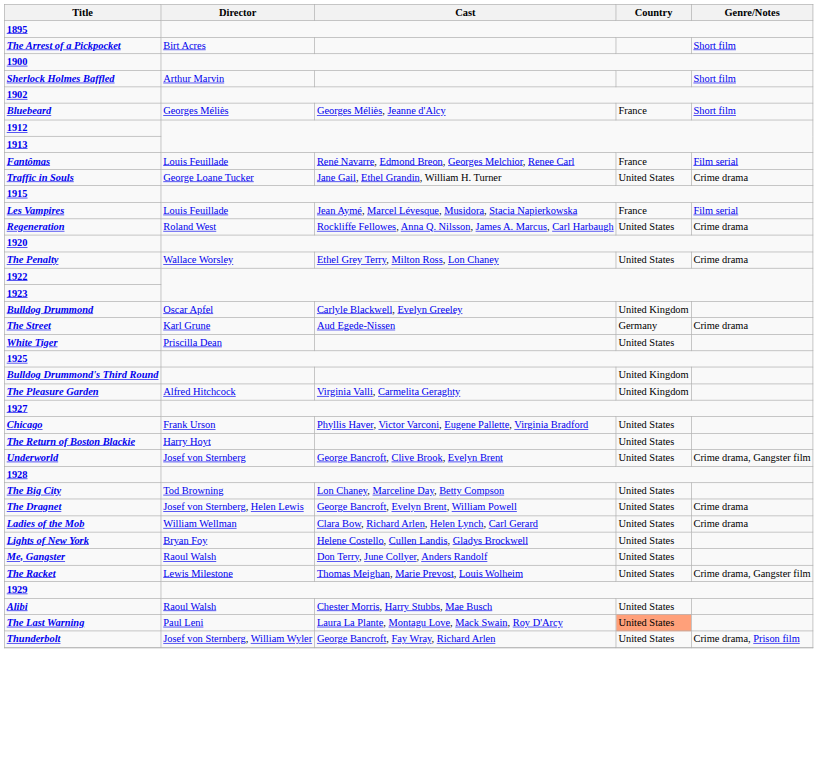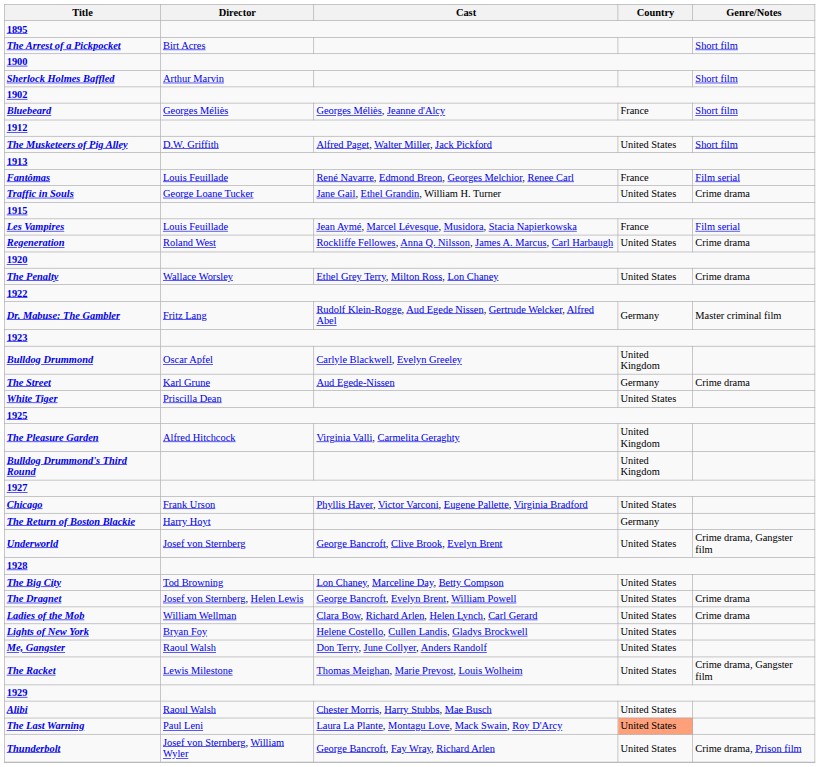+ row: (67, 144)
+ row: (63, 315)
rows swapped: (83, 375) <-> (53, 392)
(646, 441) United States -> (640, 521) Germany
